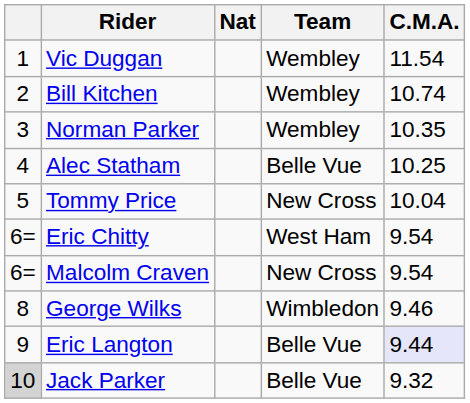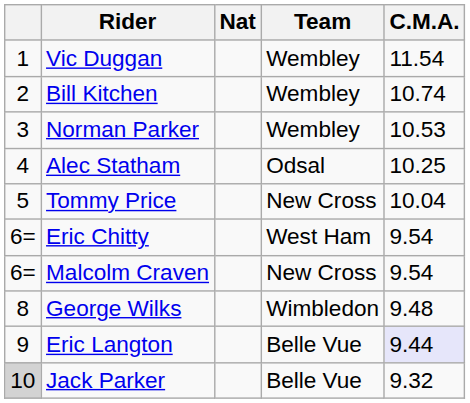(418, 129) 10.35 -> (418, 129) 10.53
(314, 165) Belle Vue -> (296, 165) Odsal
(411, 308) 9.46 -> (411, 308) 9.48
